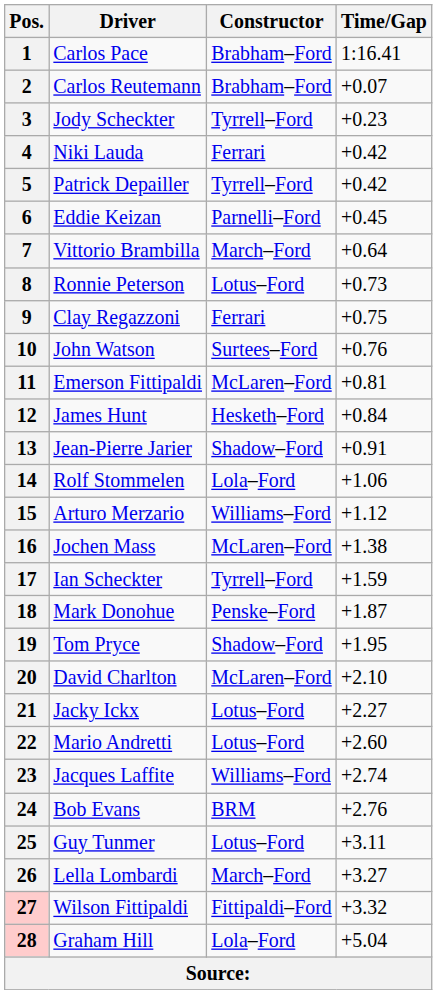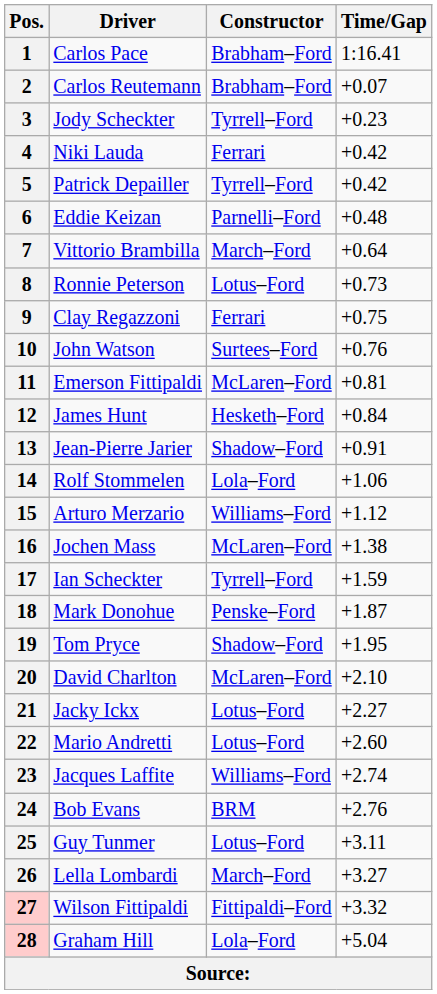(364, 218) +0.45 -> (364, 218) +0.48
